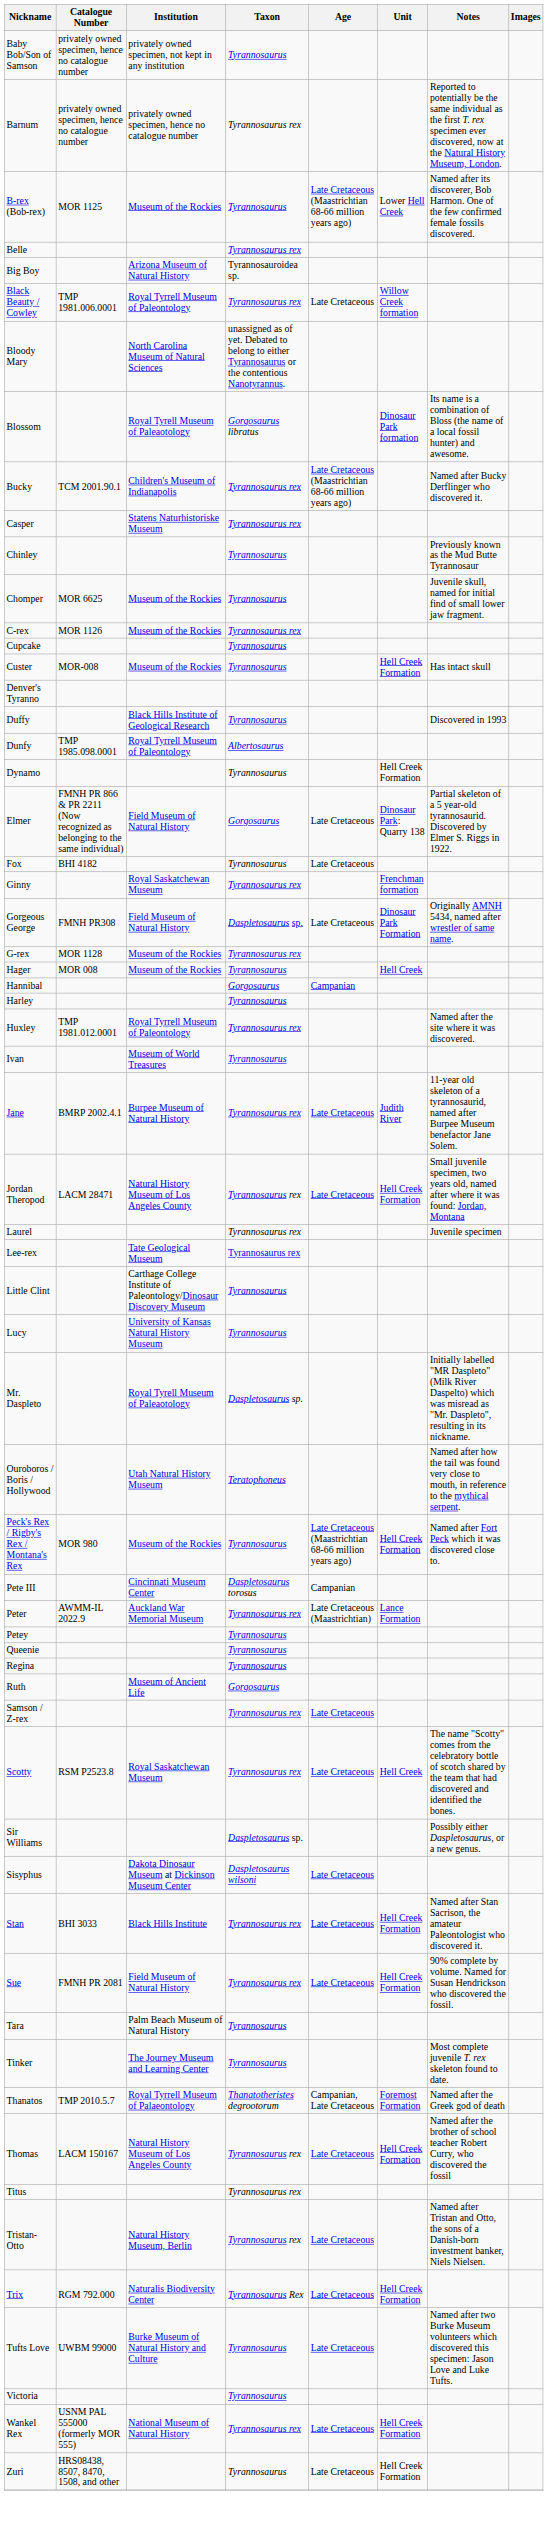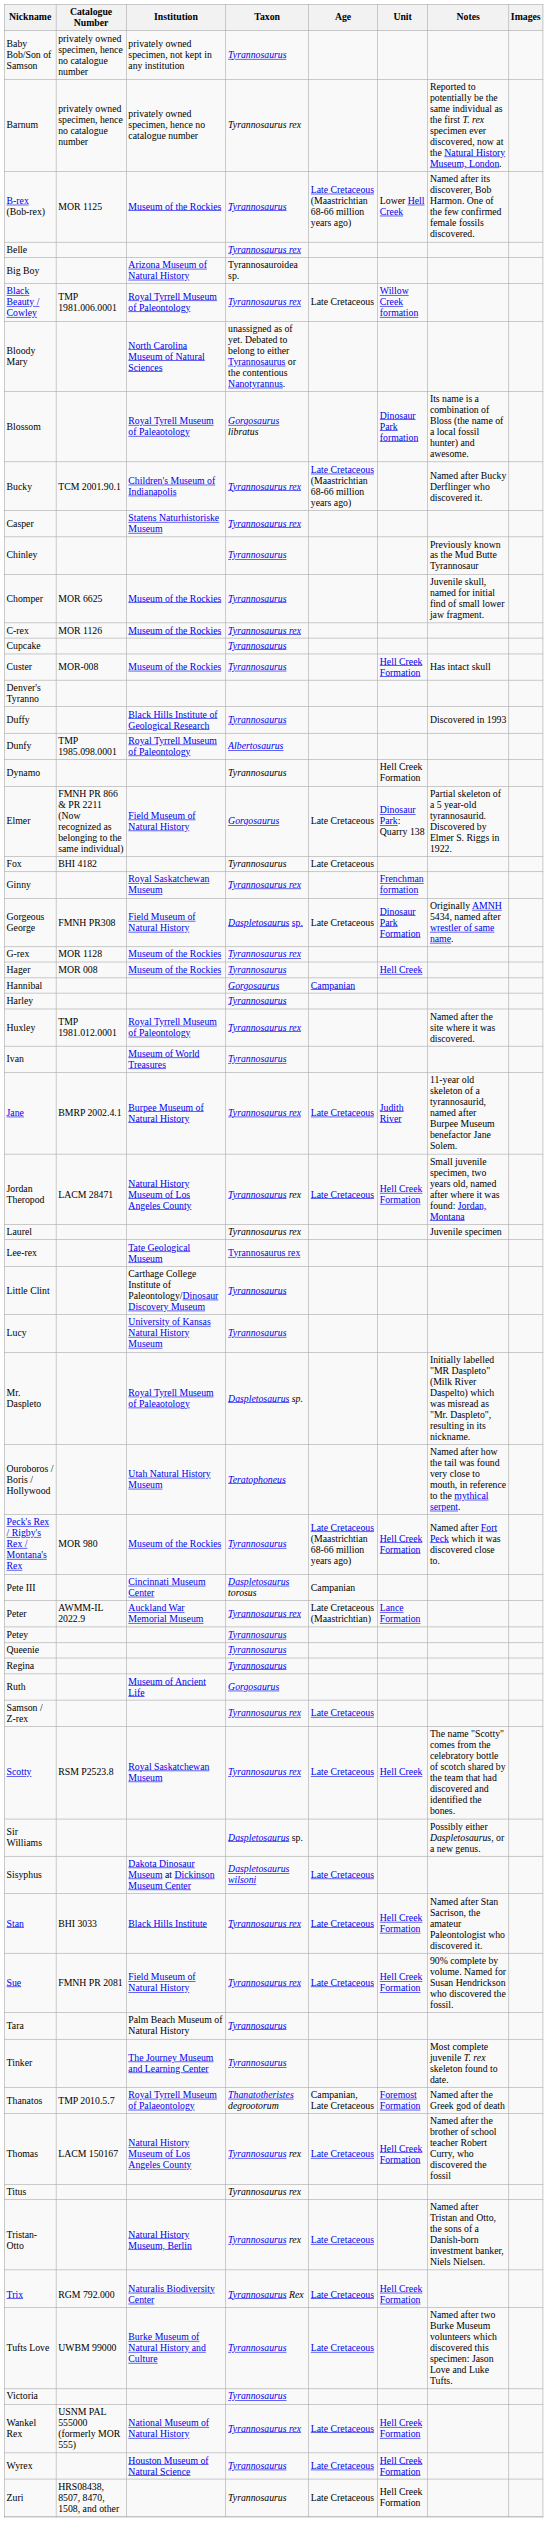+ row: (20, 2466)
